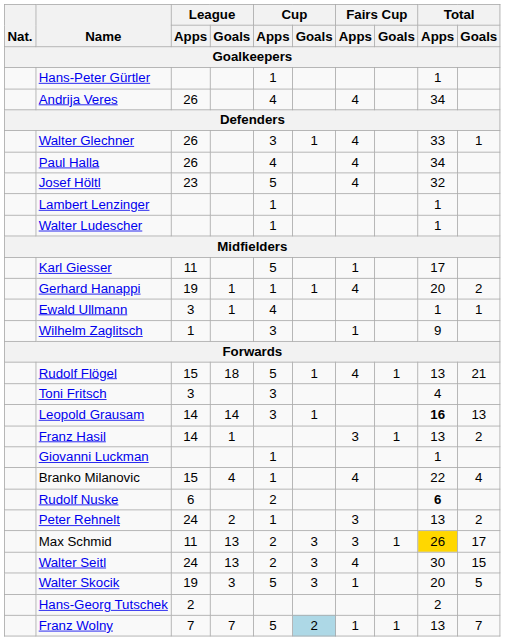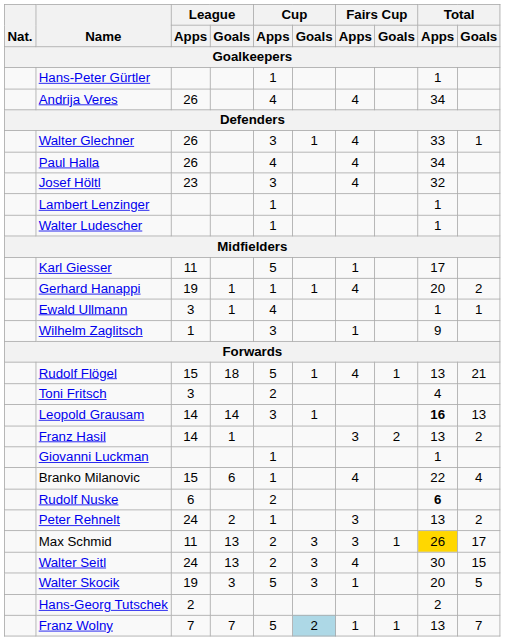(273, 183) 5 -> (273, 183) 3
(273, 394) 3 -> (273, 394) 2
(396, 436) 1 -> (396, 436) 2
(232, 478) 4 -> (232, 478) 6
